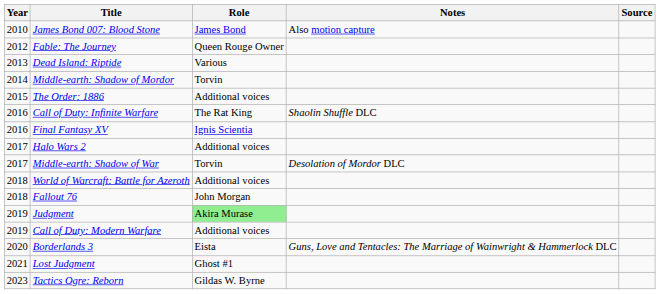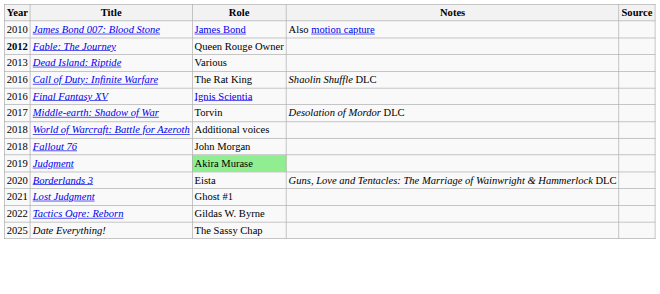(17, 46) normal -> (17, 46) bold
- row: (103, 79)
- row: (68, 96)
- row: (59, 146)
- row: (97, 230)
(17, 280) 2023 -> (17, 213) 2022
+ row: (69, 230)
